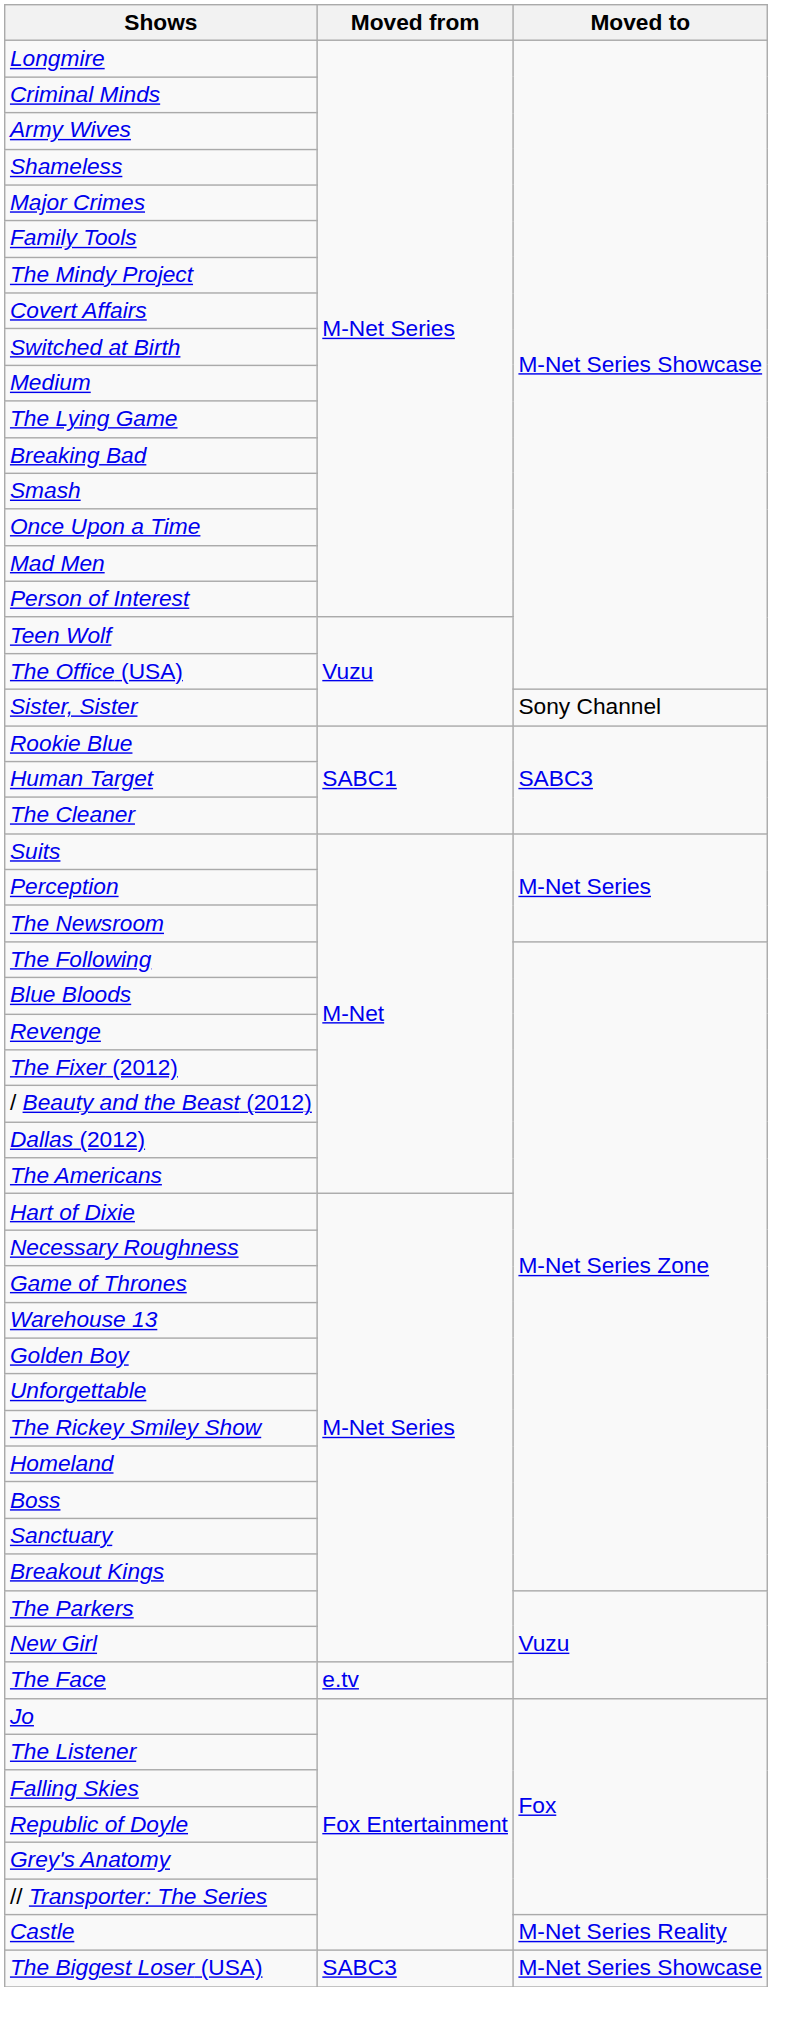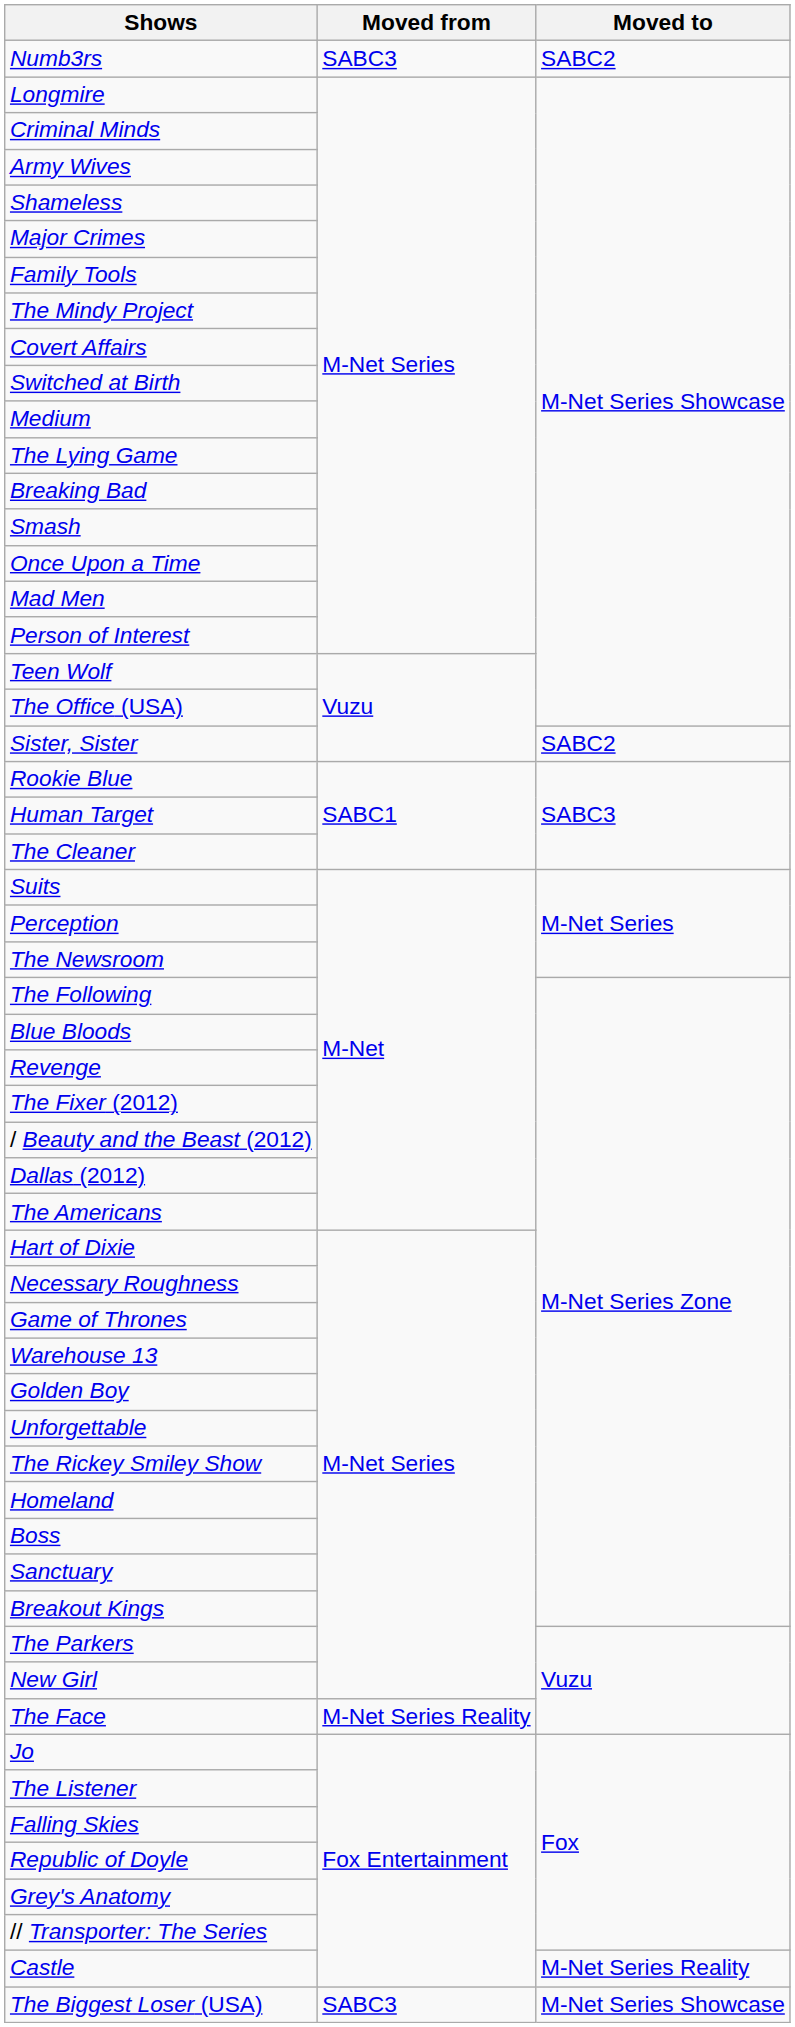+ row: (56, 58)
(590, 707) Sony Channel -> (578, 743) SABC2
(341, 1680) e.tv -> (426, 1716) M-Net Series Reality
